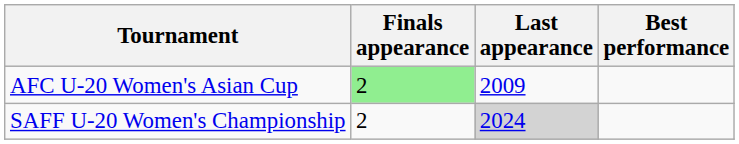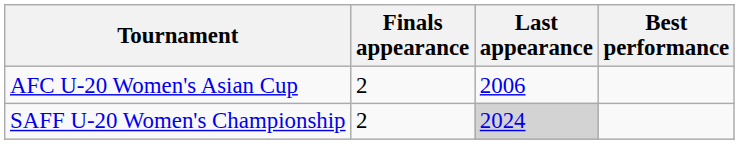(362, 84) lightgreen background -> (362, 84) no background
(503, 84) 2009 -> (503, 84) 2006
